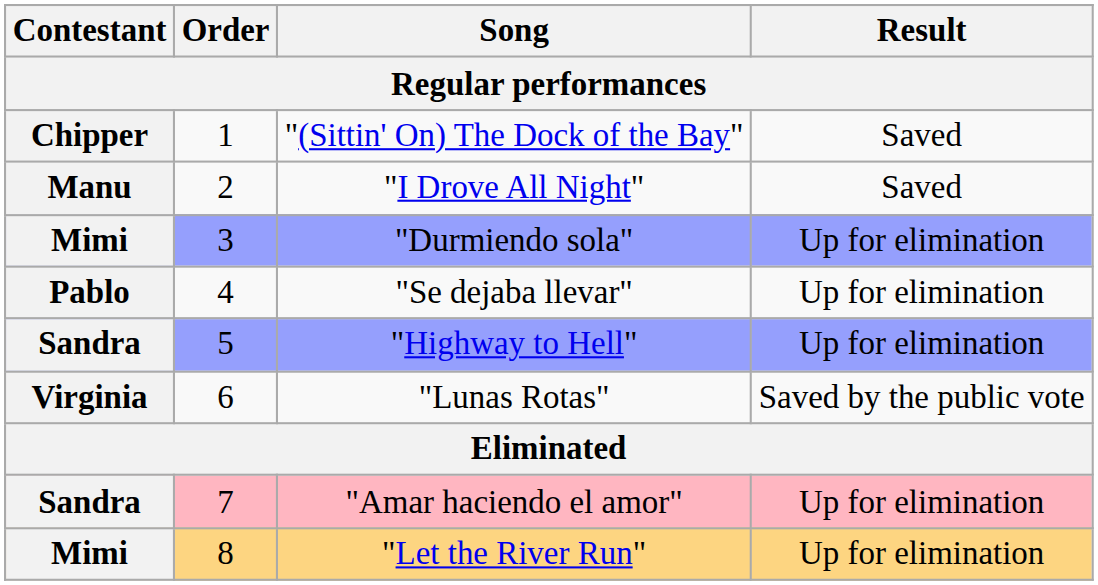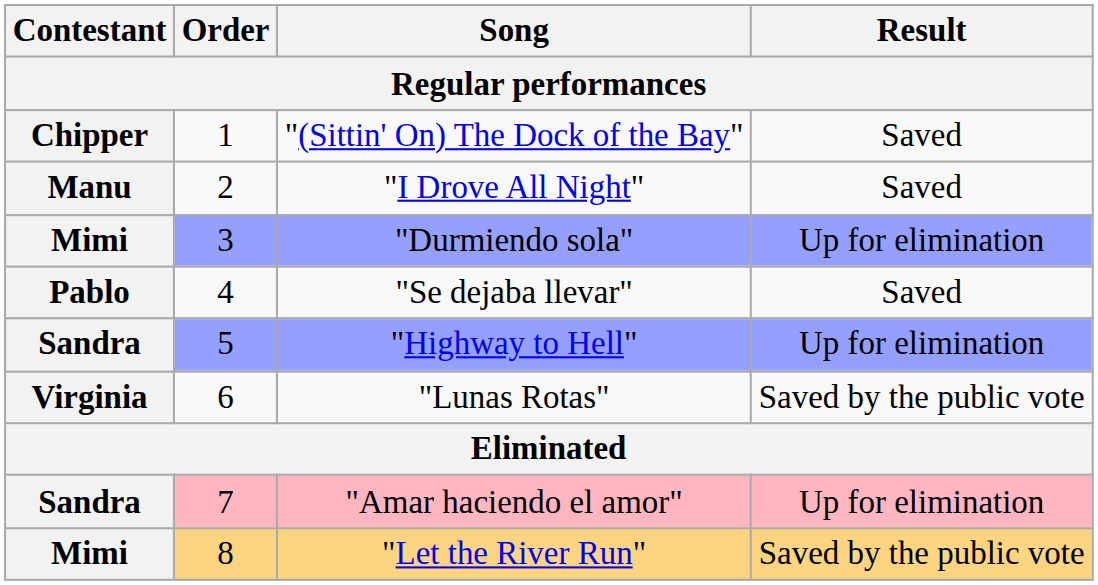(922, 291) Up for elimination -> (922, 291) Saved
(922, 553) Up for elimination -> (922, 553) Saved by the public vote
